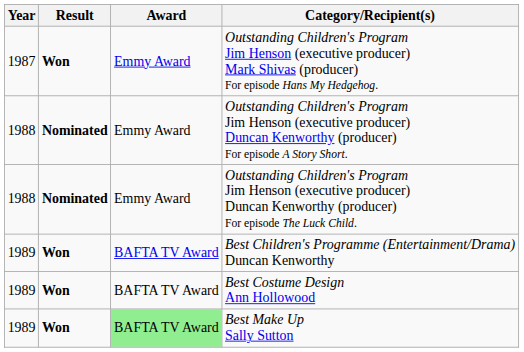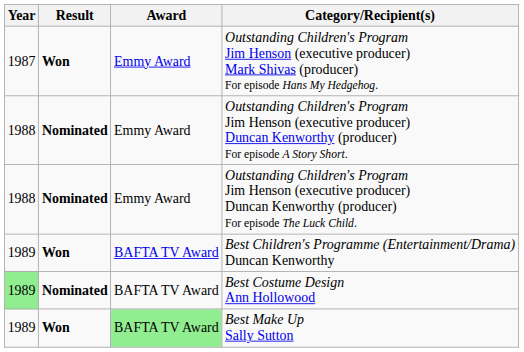(22, 290) no background -> (22, 290) lightgreen background
(56, 290) Won -> (75, 290) Nominated
